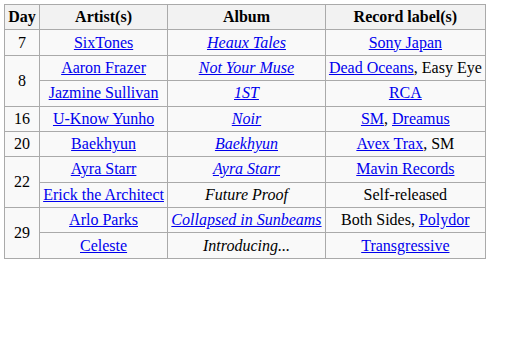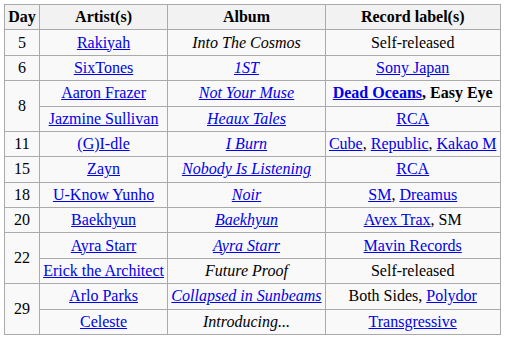+ row: (104, 42)
(22, 42) 7 -> (22, 67) 6
(246, 42) Heaux Tales -> (246, 67) 1ST
(405, 67) normal -> (413, 93) bold
(246, 93) 1ST -> (246, 118) Heaux Tales
+ row: (104, 144)
+ row: (104, 169)
(22, 118) 16 -> (22, 194) 18
